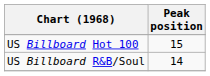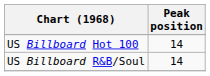(177, 44) 15 -> (177, 44) 14
